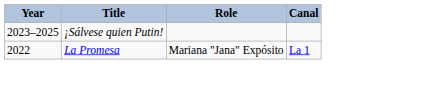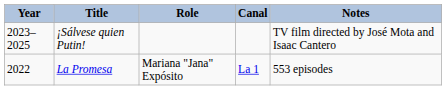+ column: (356, 13)
